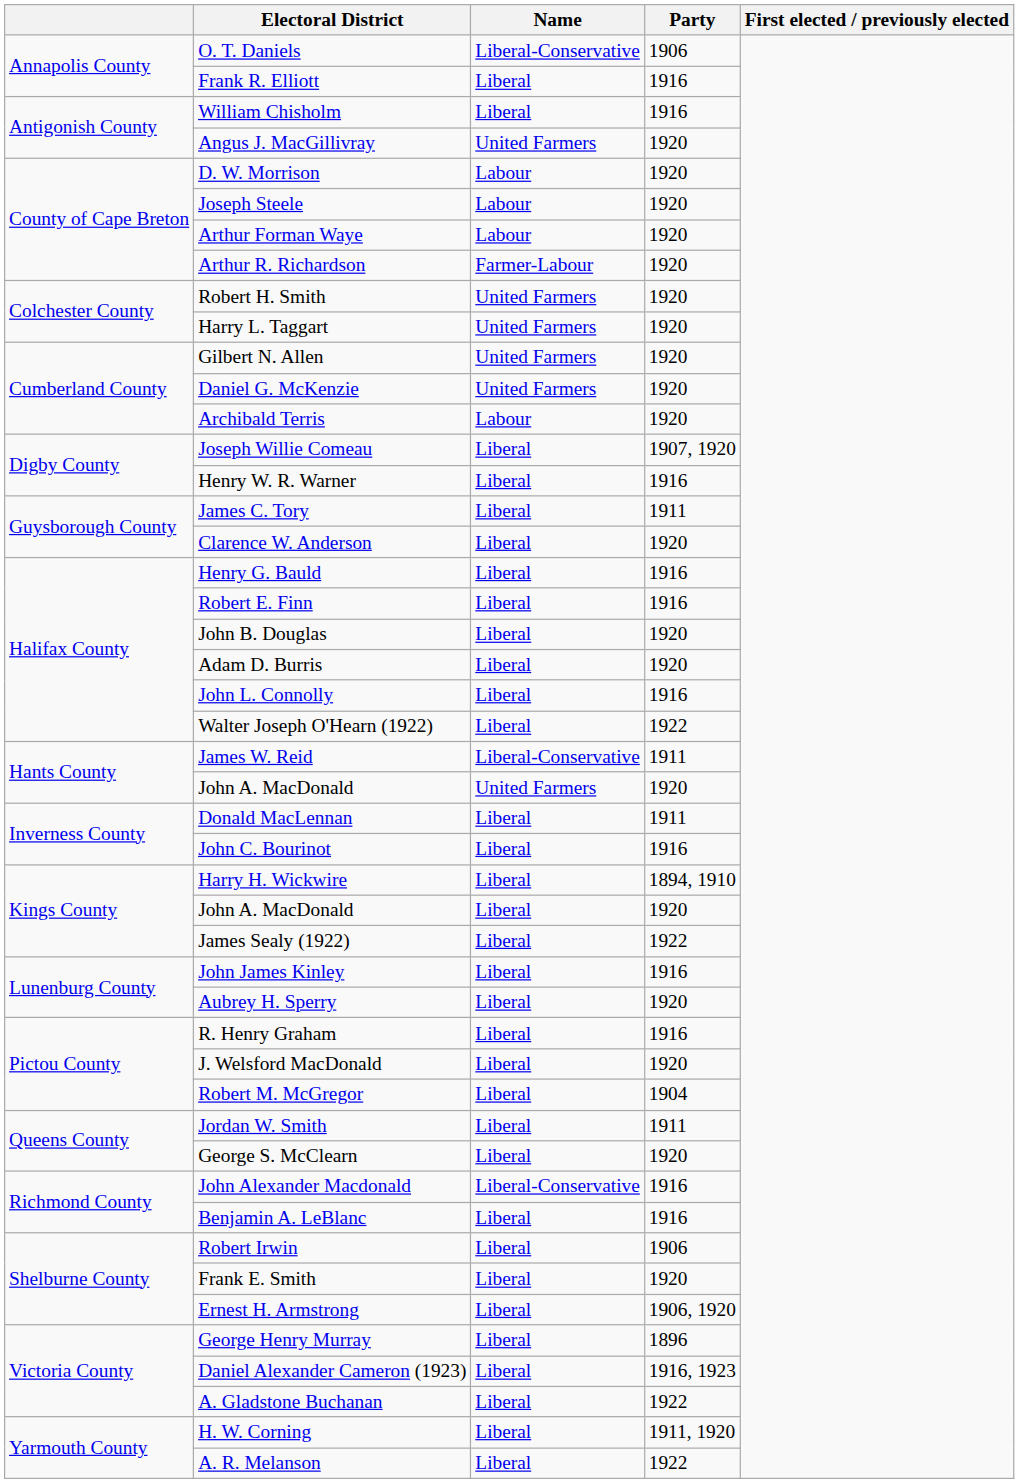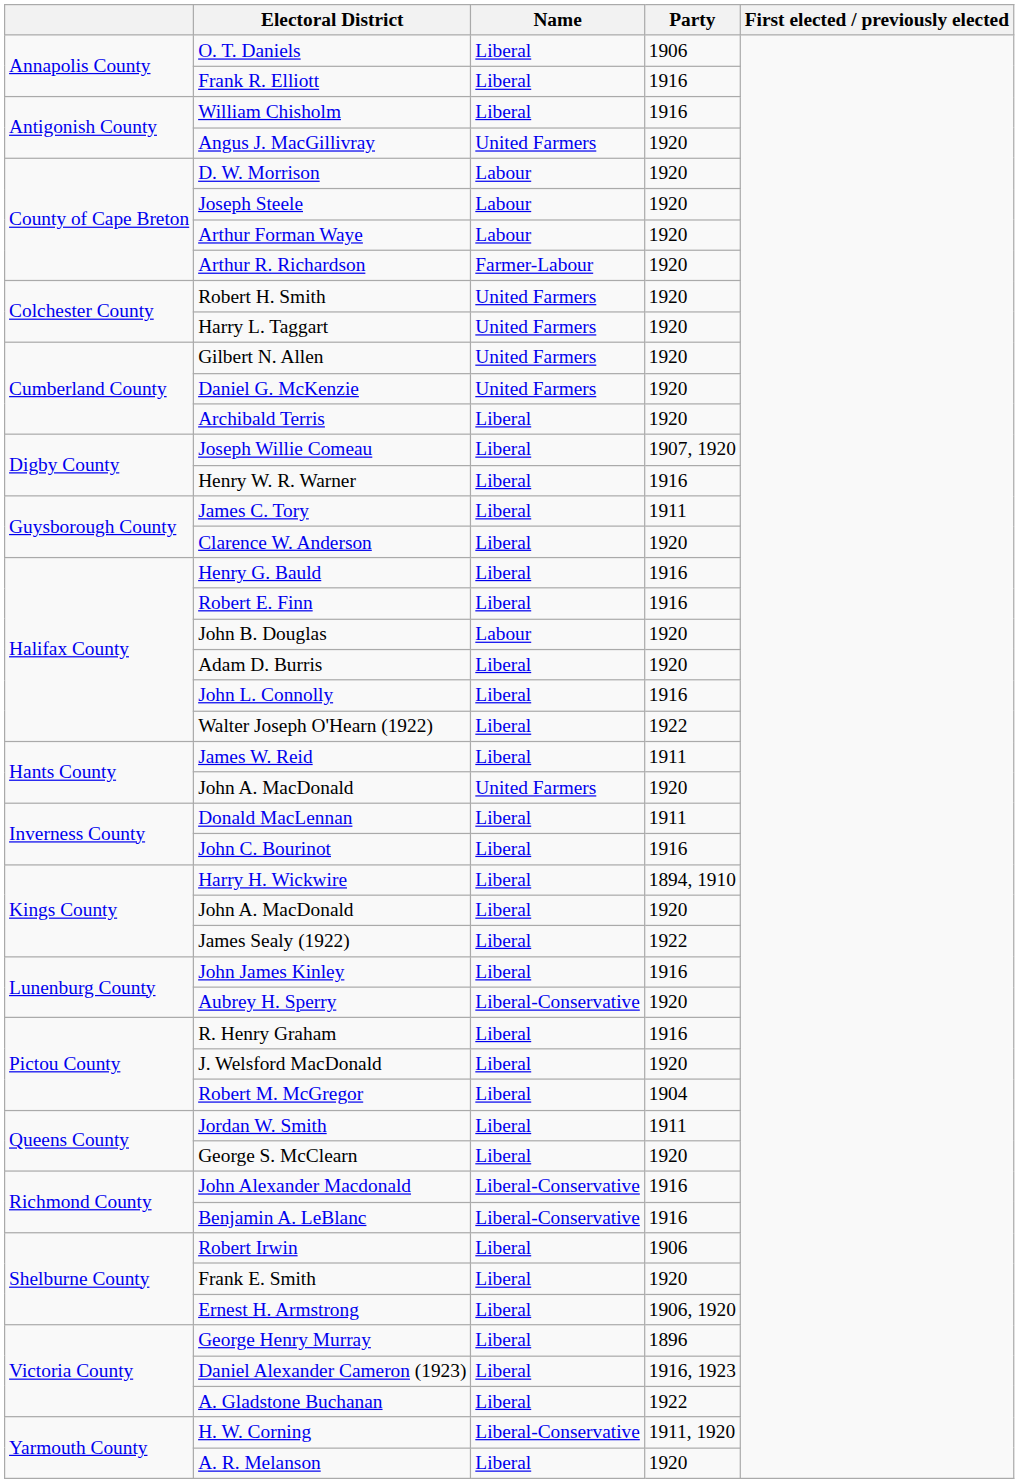(558, 50) Liberal-Conservative -> (503, 50) Liberal
(503, 419) Labour -> (503, 419) Liberal
(503, 633) Liberal -> (503, 633) Labour
(558, 756) Liberal-Conservative -> (503, 756) Liberal
(503, 1002) Liberal -> (558, 1002) Liberal-Conservative
(503, 1217) Liberal -> (558, 1217) Liberal-Conservative
(503, 1432) Liberal -> (558, 1432) Liberal-Conservative
(668, 1462) 1922 -> (668, 1462) 1920
